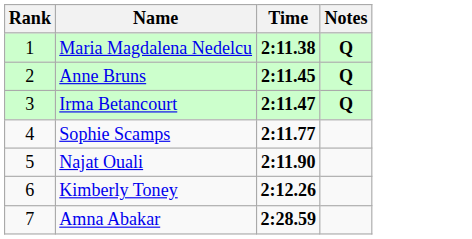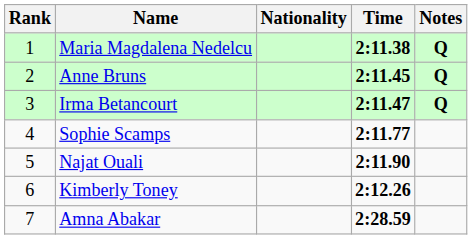+ column: (304, 18)
